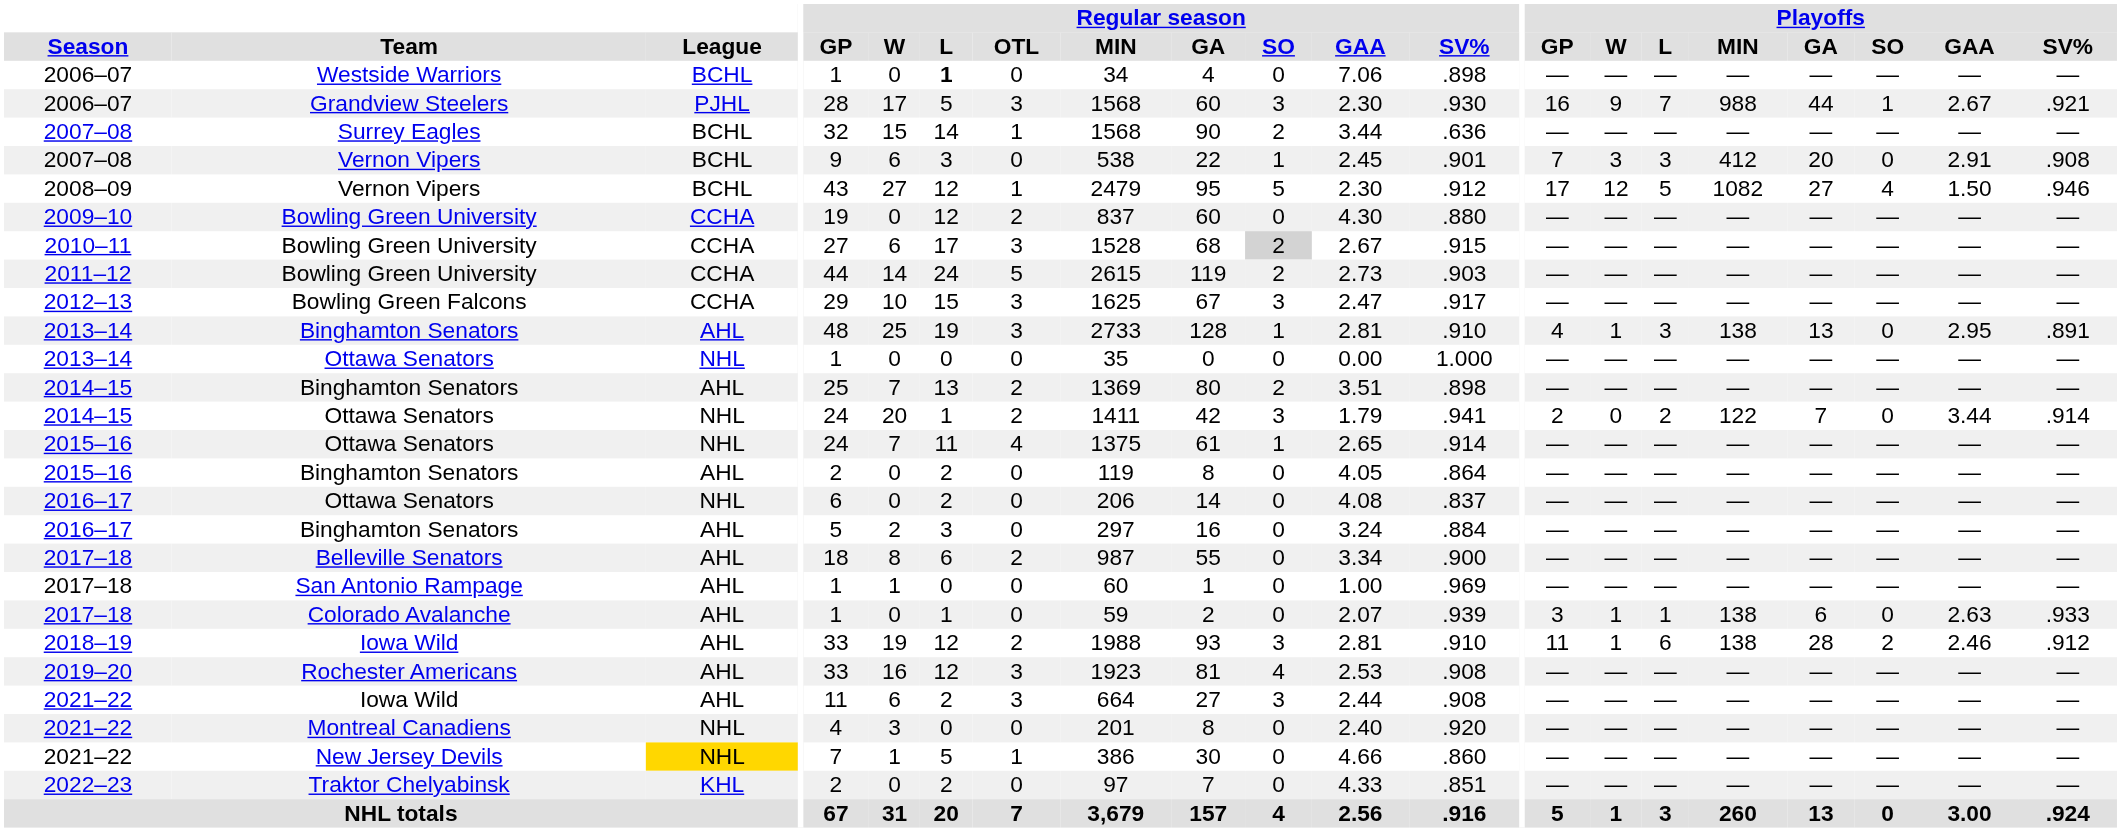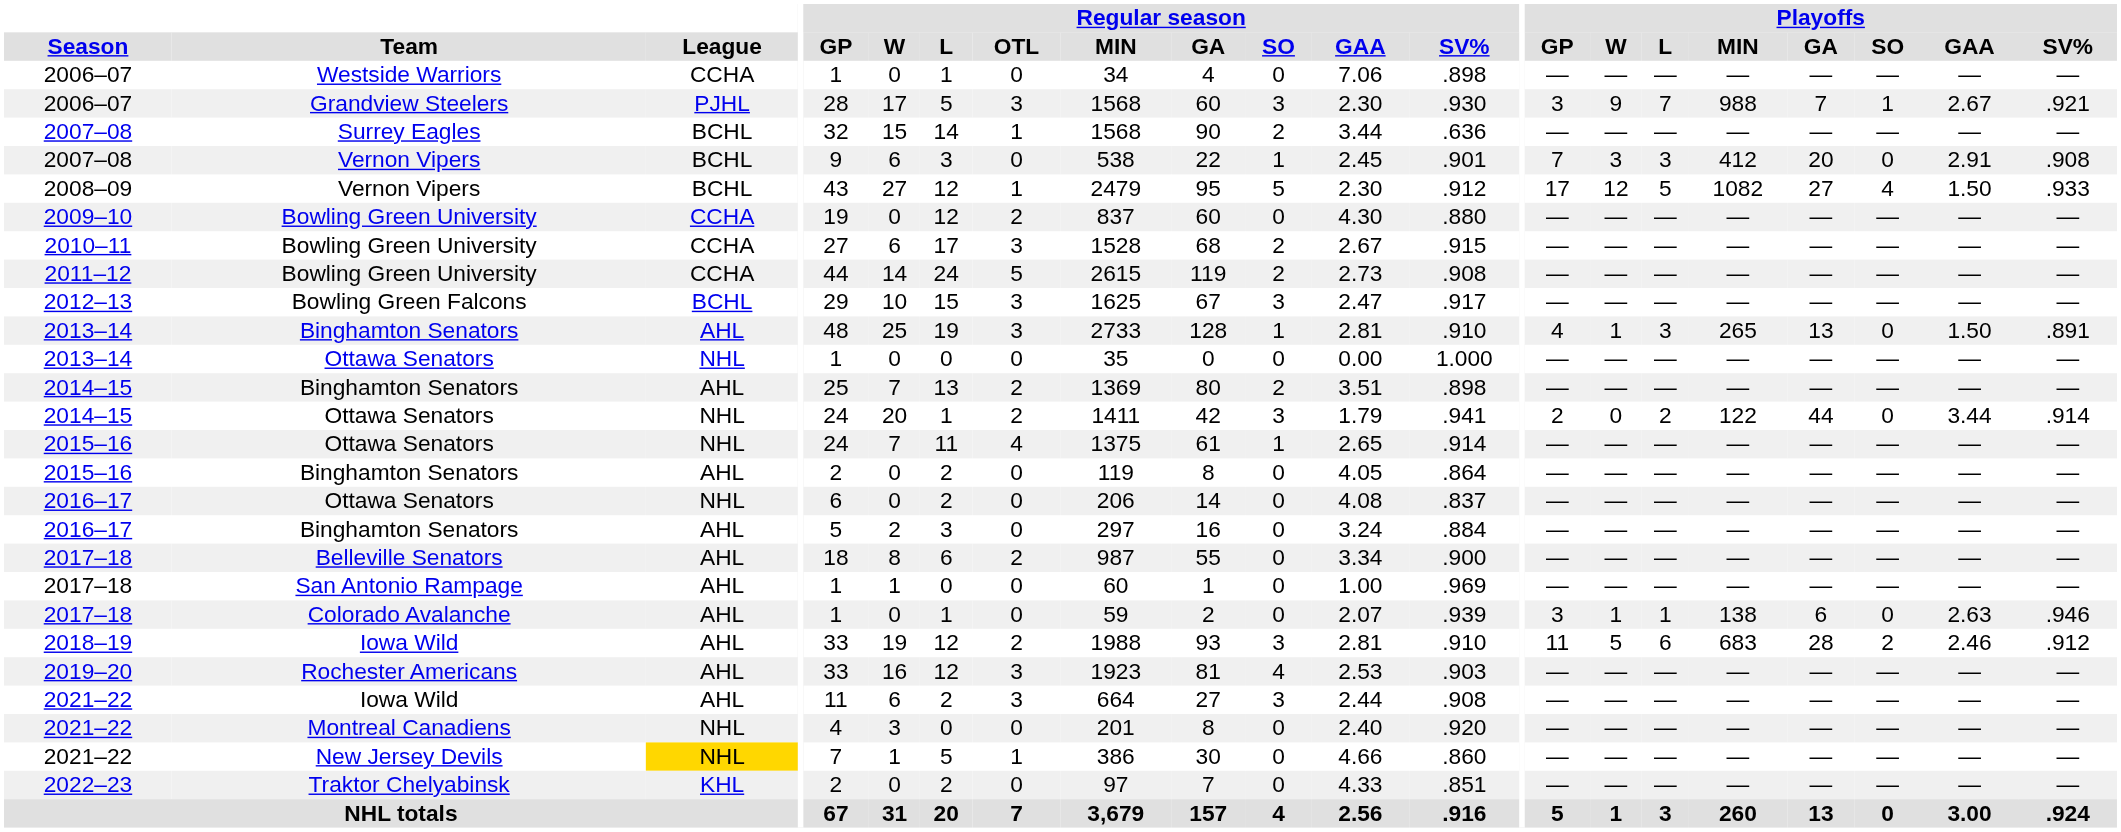(722, 74) BCHL -> (722, 74) CCHA
(946, 74) bold -> (946, 74) normal
(1557, 103) 16 -> (1557, 103) 3
(1821, 103) 44 -> (1821, 103) 7
(2068, 188) .946 -> (2068, 188) .933
(1278, 245) lightgrey background -> (1278, 245) no background
(1464, 273) .903 -> (1464, 273) .908
(722, 301) CCHA -> (722, 301) BCHL
(1738, 330) 138 -> (1738, 330) 265
(1970, 330) 2.95 -> (1970, 330) 1.50
(1821, 415) 7 -> (1821, 415) 44
(2068, 614) .933 -> (2068, 614) .946
(1616, 642) 1 -> (1616, 642) 5
(1738, 642) 138 -> (1738, 642) 683
(1464, 671) .908 -> (1464, 671) .903
